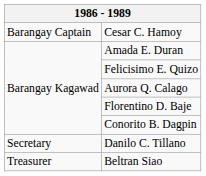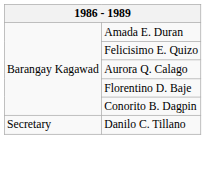- row: (143, 32)
- row: (133, 161)
